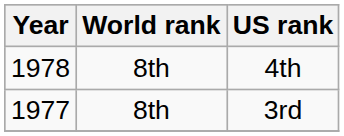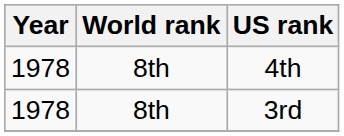(40, 109) 1977 -> (40, 109) 1978
